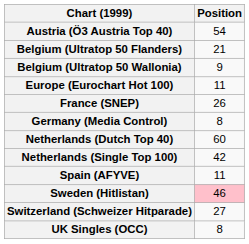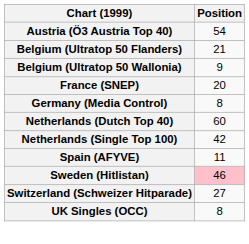- row: (99, 85)
(220, 103) 26 -> (220, 85) 20
